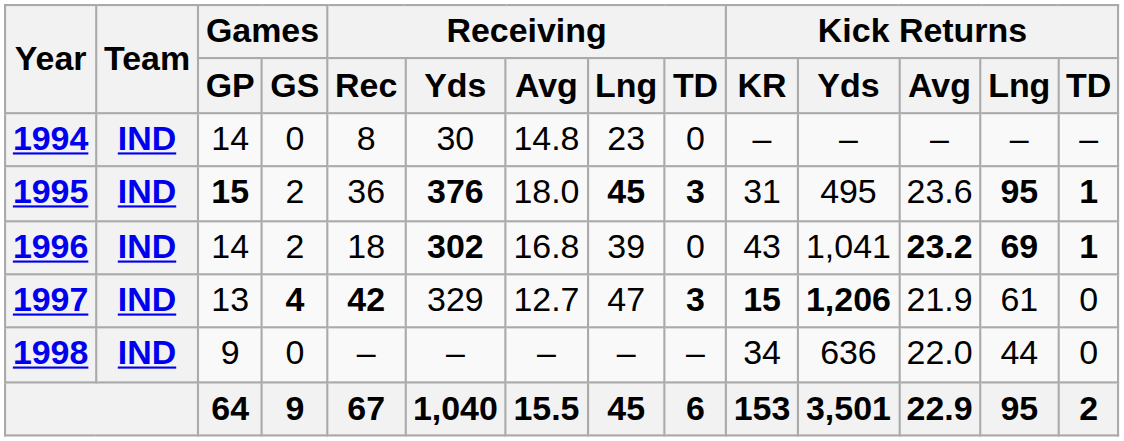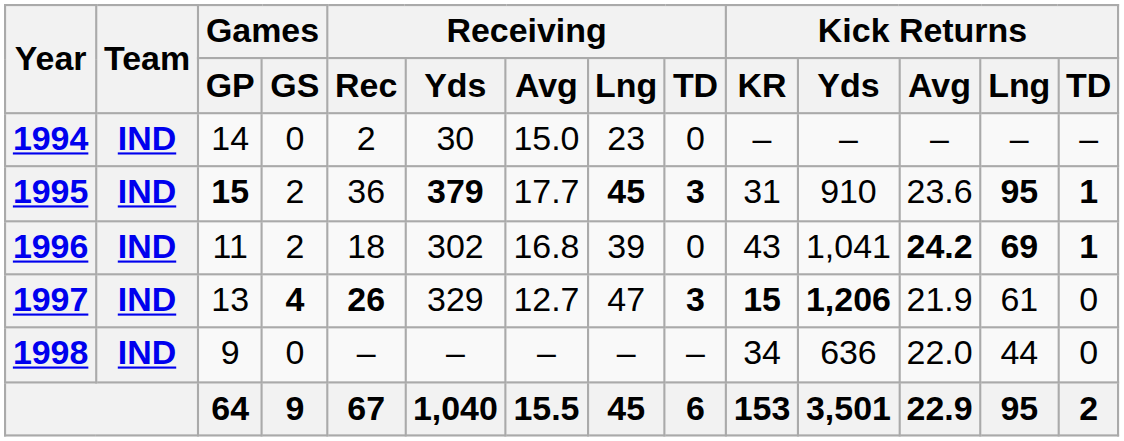(366, 138) 8 -> (366, 138) 2
(546, 138) 14.8 -> (546, 138) 15.0
(455, 192) 376 -> (455, 192) 379
(546, 192) 18.0 -> (546, 192) 17.7
(848, 192) 495 -> (848, 192) 910
(230, 246) 14 -> (230, 246) 11
(455, 246) bold -> (455, 246) normal
(940, 246) 23.2 -> (940, 246) 24.2
(366, 300) 42 -> (366, 300) 26
